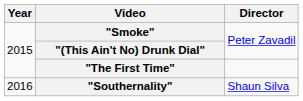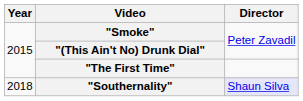(20, 86) 2016 -> (20, 86) 2018
(258, 86) no background -> (258, 86) lavender background
